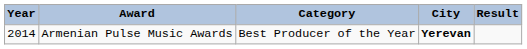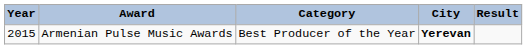(22, 34) 2014 -> (22, 34) 2015
